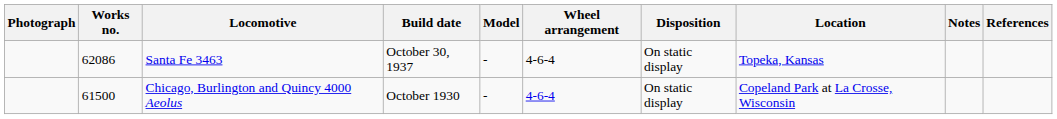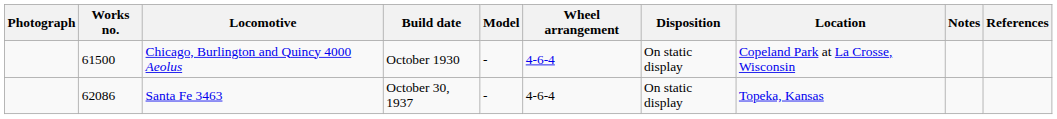rows swapped: (248, 95) <-> (184, 59)
